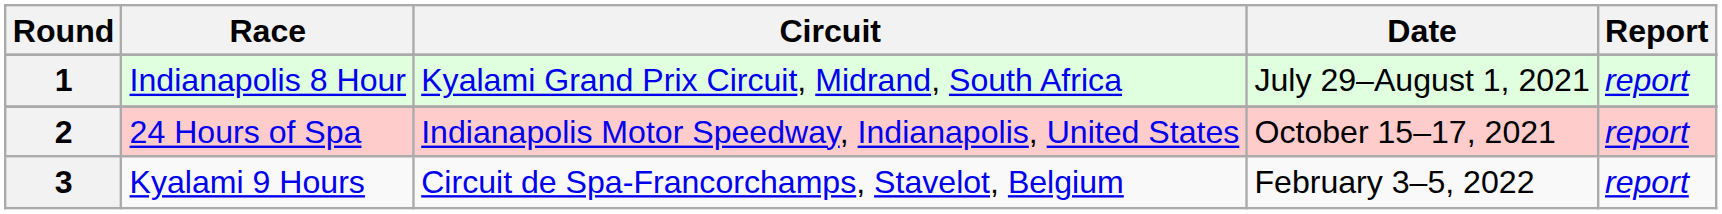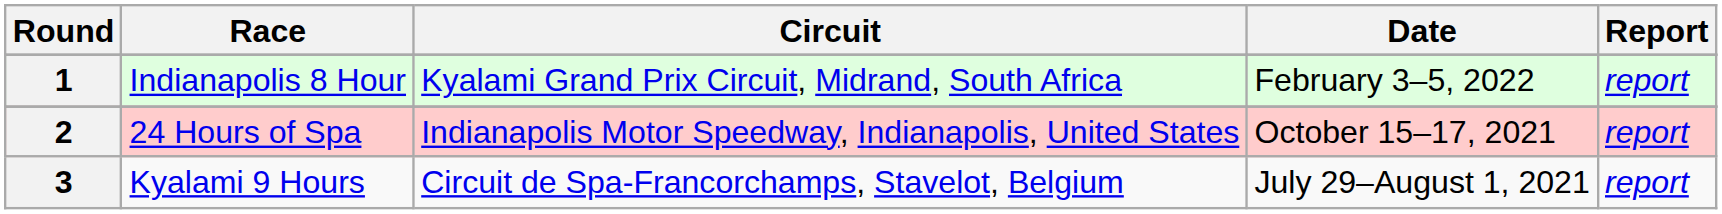(1422, 81) July 29–August 1, 2021 -> (1394, 81) February 3–5, 2022
(1394, 182) February 3–5, 2022 -> (1422, 182) July 29–August 1, 2021
